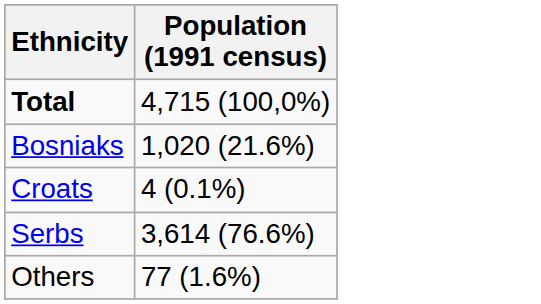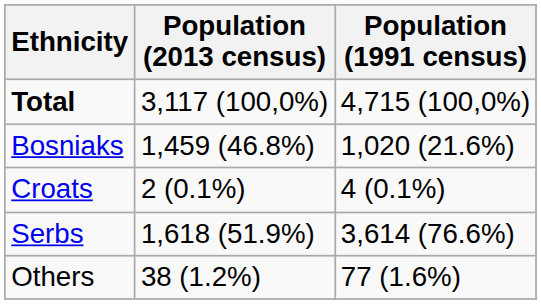+ column: (234, 42)
